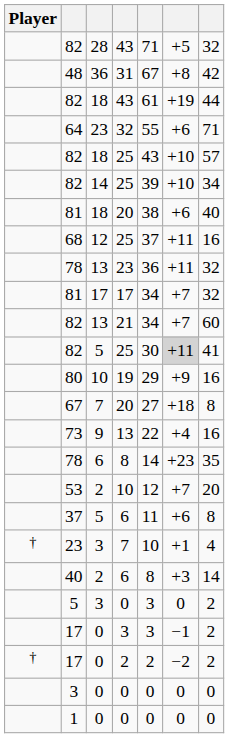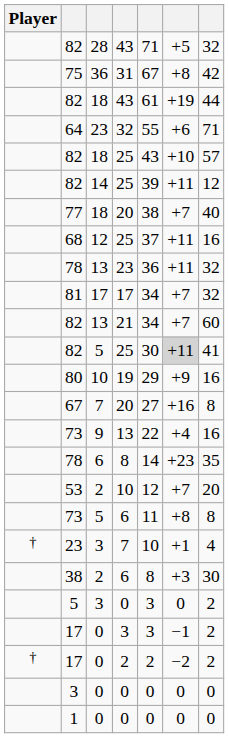(74, 73) 48 -> (74, 73) 75
(181, 184) +10 -> (181, 184) +11
(211, 184) 34 -> (211, 184) 12
(74, 211) 81 -> (74, 211) 77
(181, 211) +6 -> (181, 211) +7
(181, 405) +18 -> (181, 405) +16
(74, 516) 37 -> (74, 516) 73
(181, 516) +6 -> (181, 516) +8
(74, 576) 40 -> (74, 576) 38
(211, 576) 14 -> (211, 576) 30
